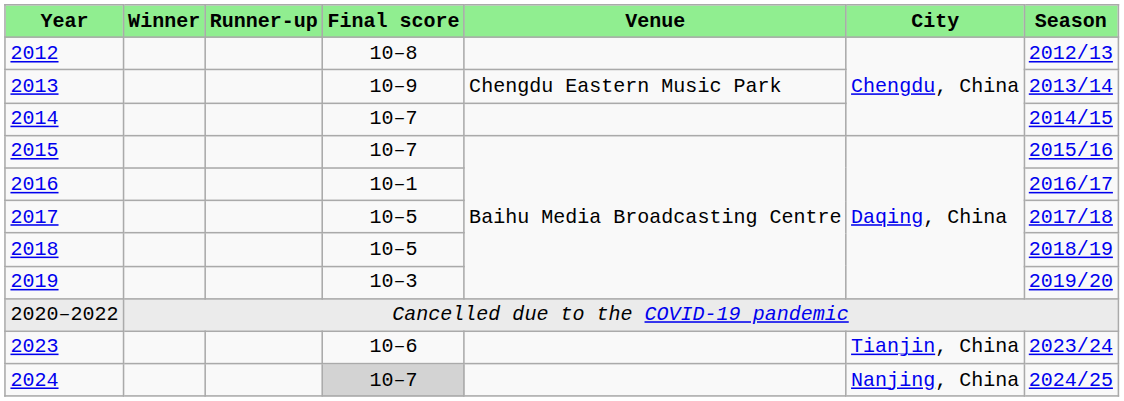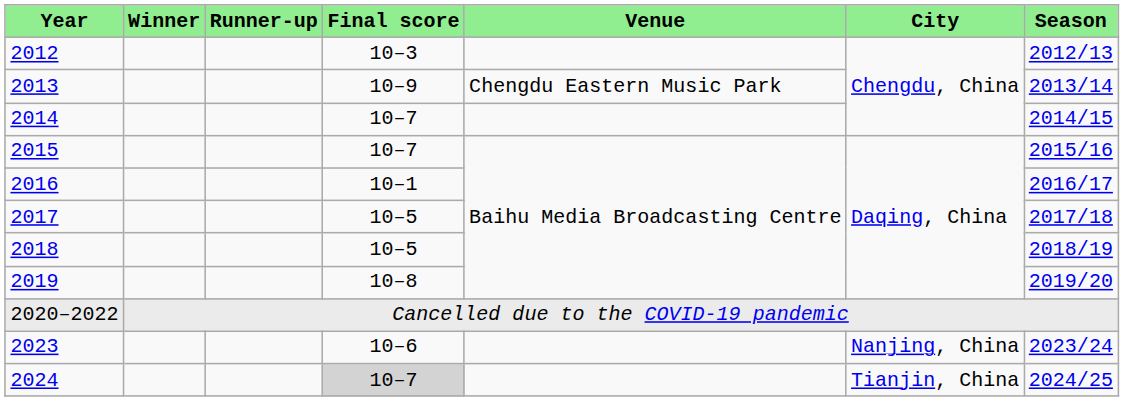(393, 54) 10–8 -> (393, 54) 10–3
(393, 282) 10–3 -> (393, 282) 10–8
(935, 347) Tianjin, China -> (935, 347) Nanjing, China
(935, 380) Nanjing, China -> (935, 380) Tianjin, China
